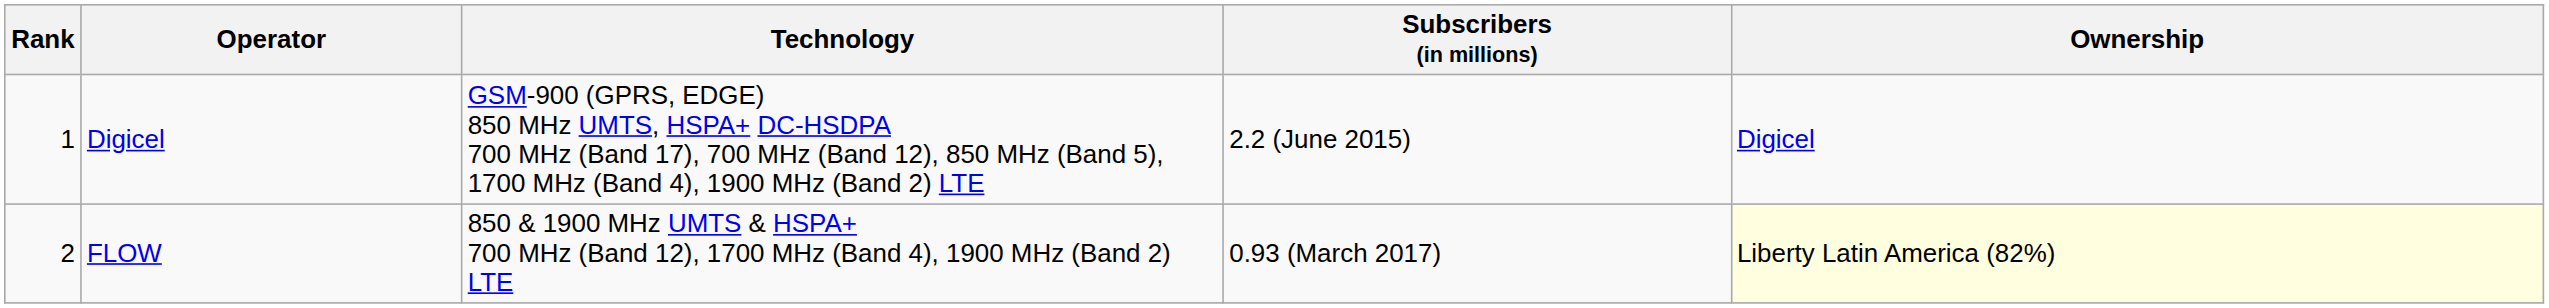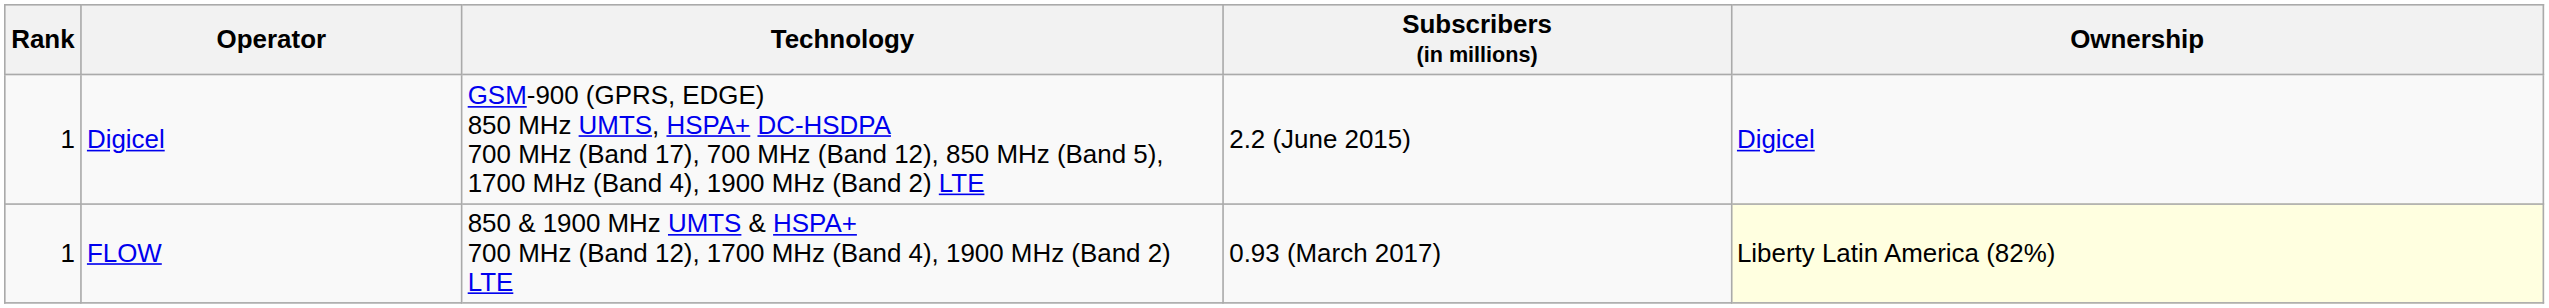(68, 253) 2 -> (68, 253) 1
